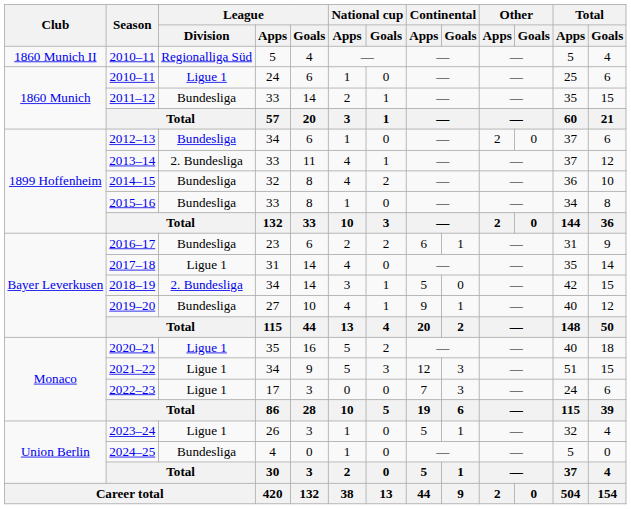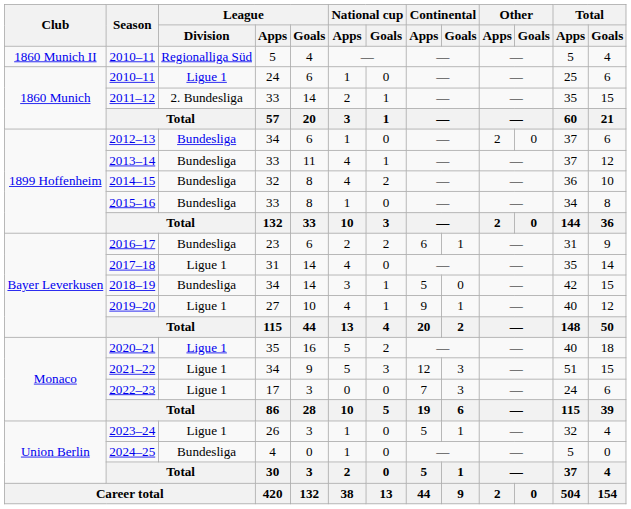(207, 98) Bundesliga -> (207, 98) 2. Bundesliga
(207, 160) 2. Bundesliga -> (207, 160) Bundesliga
(207, 285) 2. Bundesliga -> (207, 285) Bundesliga
(207, 306) Bundesliga -> (207, 306) Ligue 1
